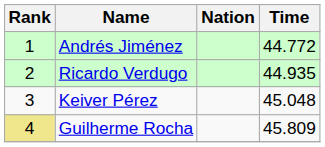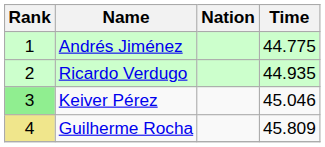(289, 45) 44.772 -> (289, 45) 44.775
(30, 100) no background -> (30, 100) lightgreen background
(289, 100) 45.048 -> (289, 100) 45.046
